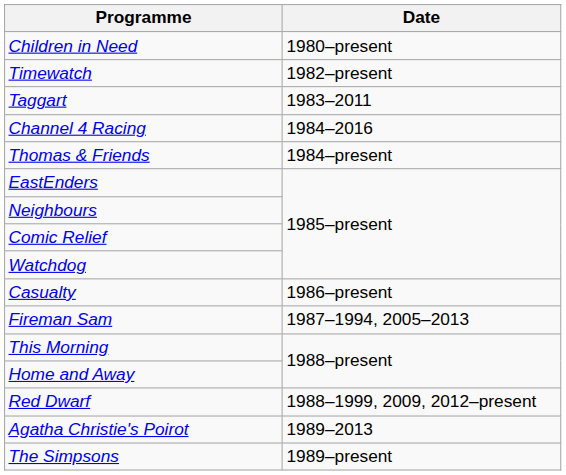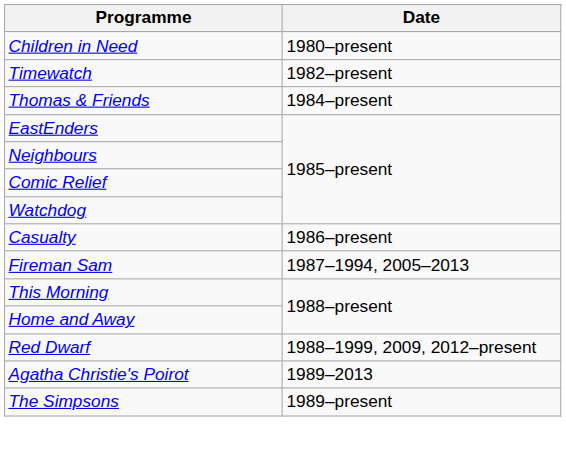- row: (38, 100)
- row: (77, 127)
